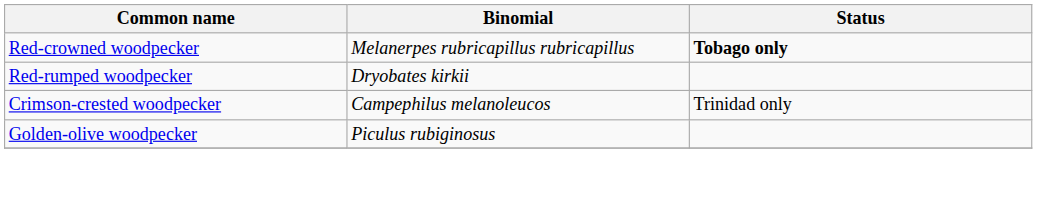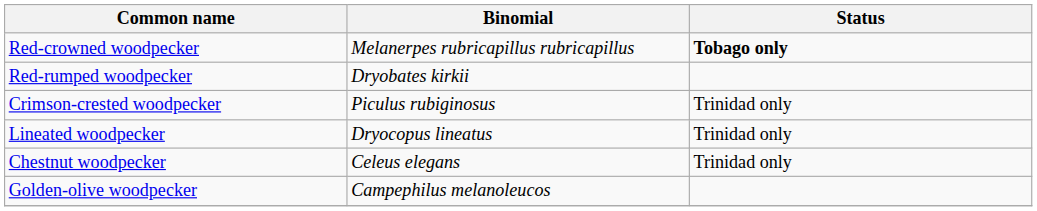(451, 104) Campephilus melanoleucos -> (423, 104) Piculus rubiginosus
+ row: (87, 133)
+ row: (87, 162)
(423, 133) Piculus rubiginosus -> (451, 190) Campephilus melanoleucos
